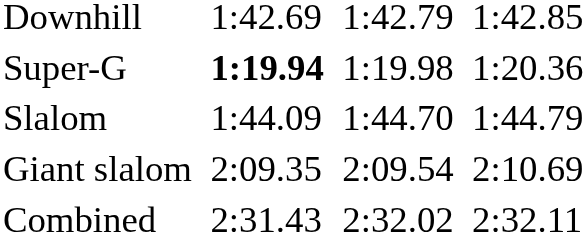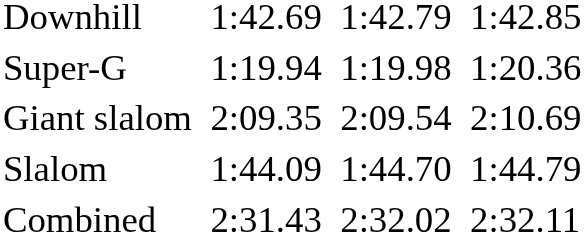(267, 67) bold -> (266, 67) normal
rows swapped: (97, 168) <-> (55, 118)
